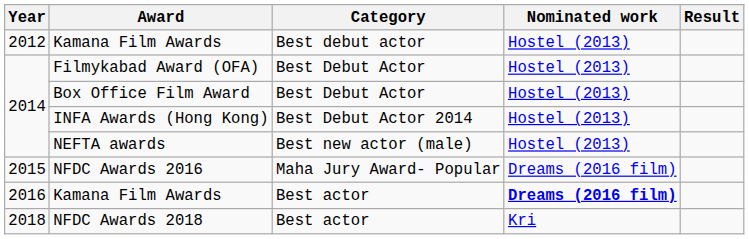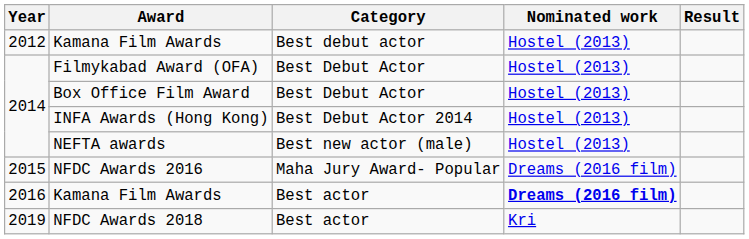(27, 221) 2018 -> (27, 221) 2019
